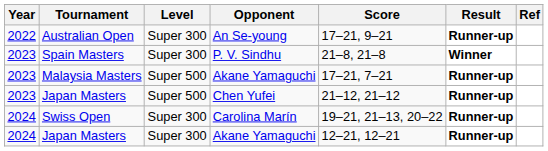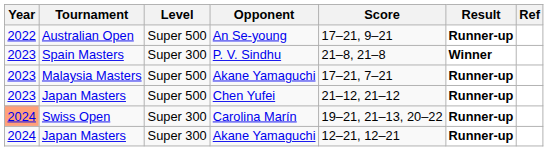(177, 35) Super 300 -> (177, 35) Super 500
(22, 116) no background -> (22, 116) lightsalmon background
